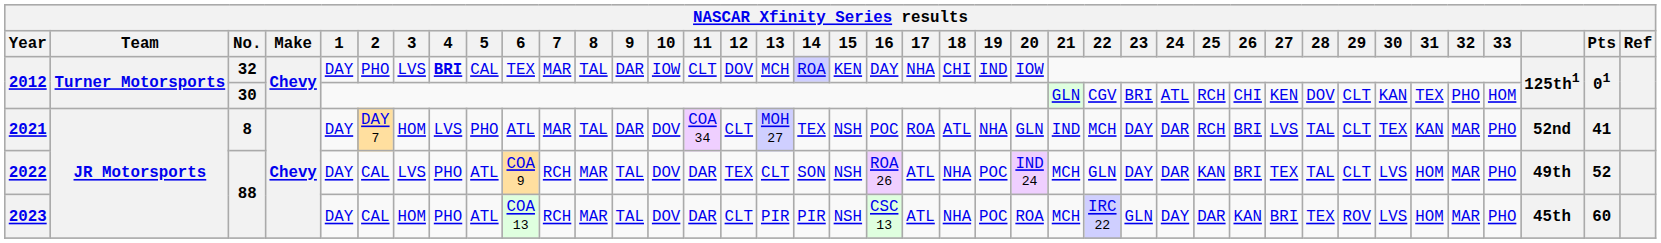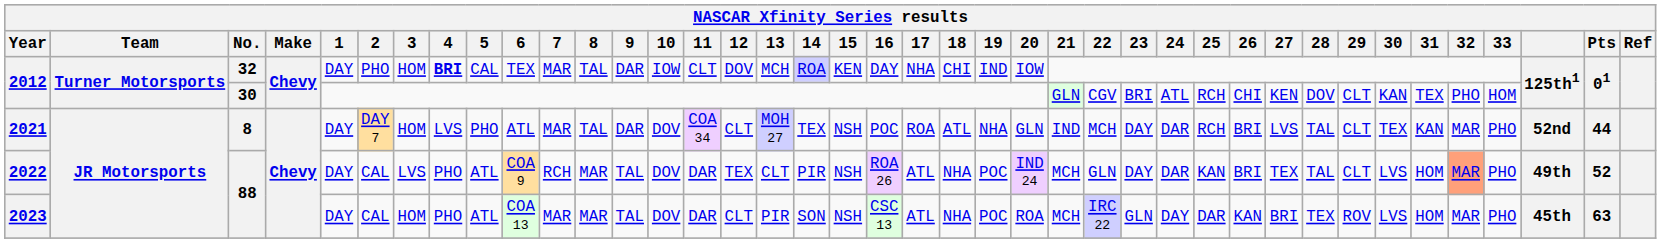(412, 69) LVS -> (412, 69) HOM
(1602, 129) 41 -> (1602, 129) 44
(812, 173) SON -> (812, 173) PIR
(1466, 173) no background -> (1466, 173) lightsalmon background
(557, 216) RCH -> (557, 216) MAR
(812, 216) PIR -> (812, 216) SON
(1602, 216) 60 -> (1602, 216) 63
